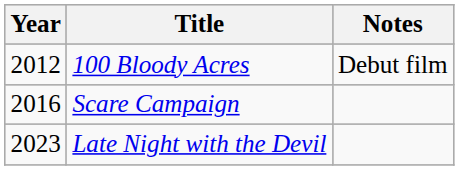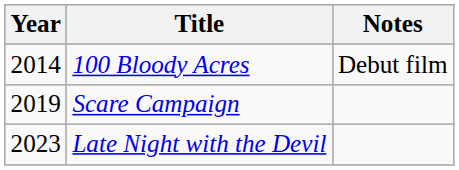(36, 64) 2012 -> (36, 64) 2014
(36, 104) 2016 -> (36, 104) 2019
